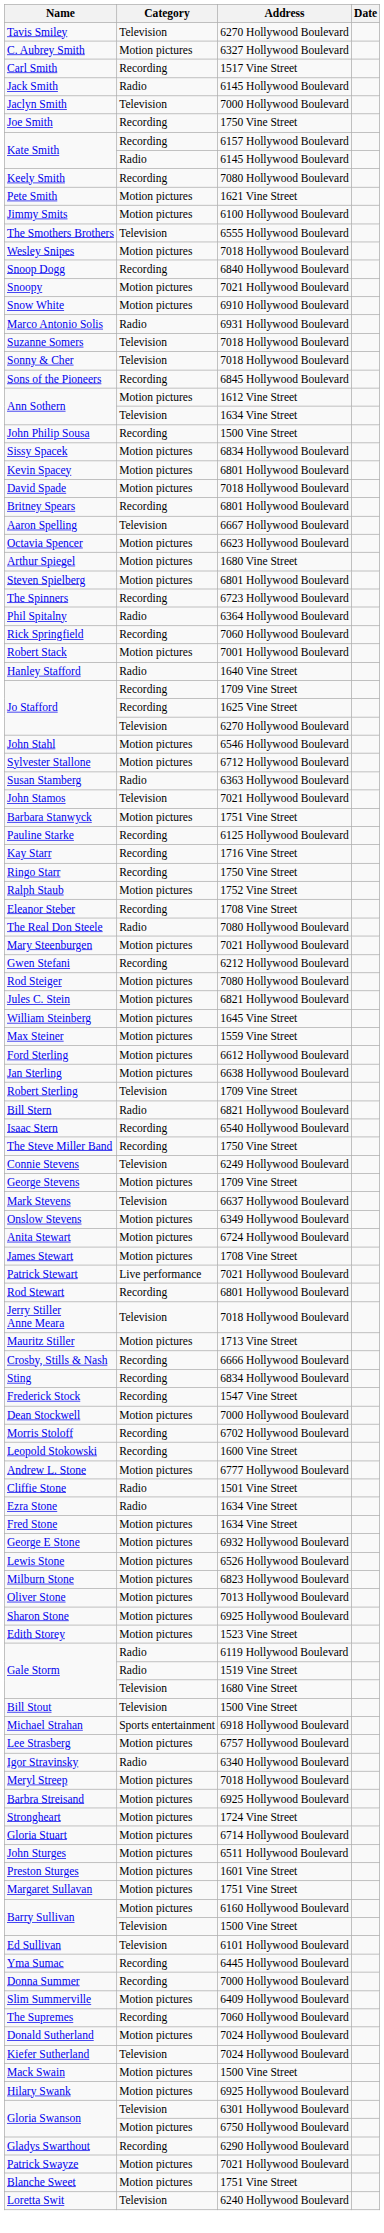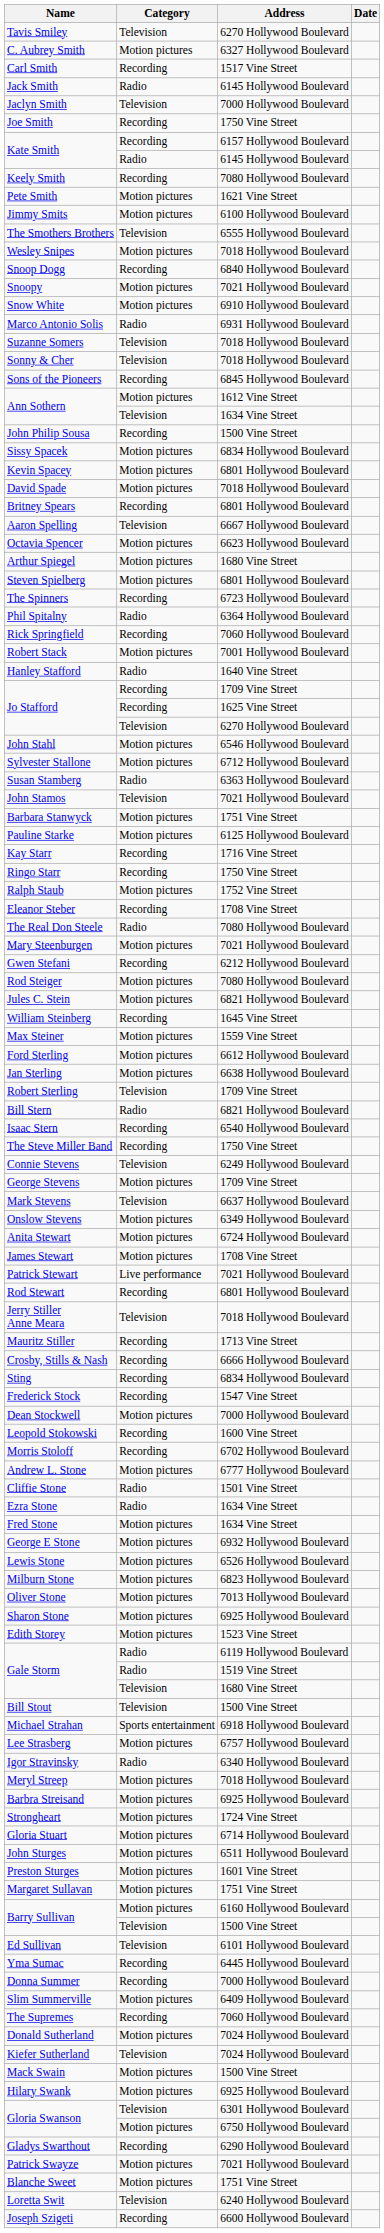(143, 835) Recording -> (156, 835) Motion pictures
(156, 1018) Motion pictures -> (143, 1018) Recording
(156, 1342) Motion pictures -> (143, 1342) Recording
rows swapped: (52, 1451) <-> (40, 1433)
+ row: (40, 2218)
